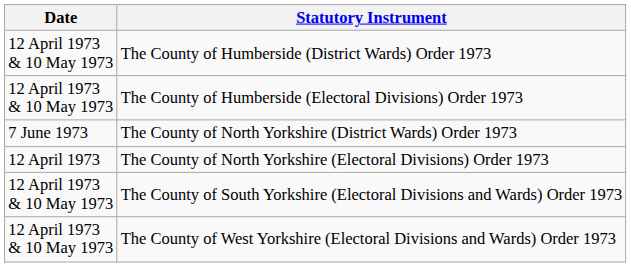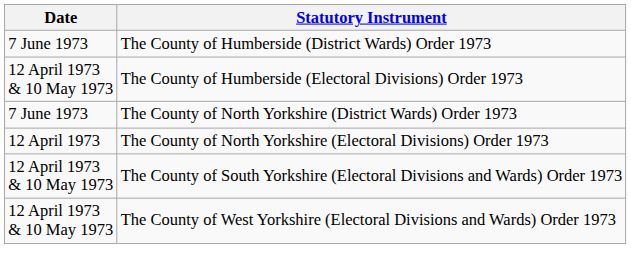(61, 52) 12 April 1973 & 10 May 1973 -> (48, 43) 7 June 1973
